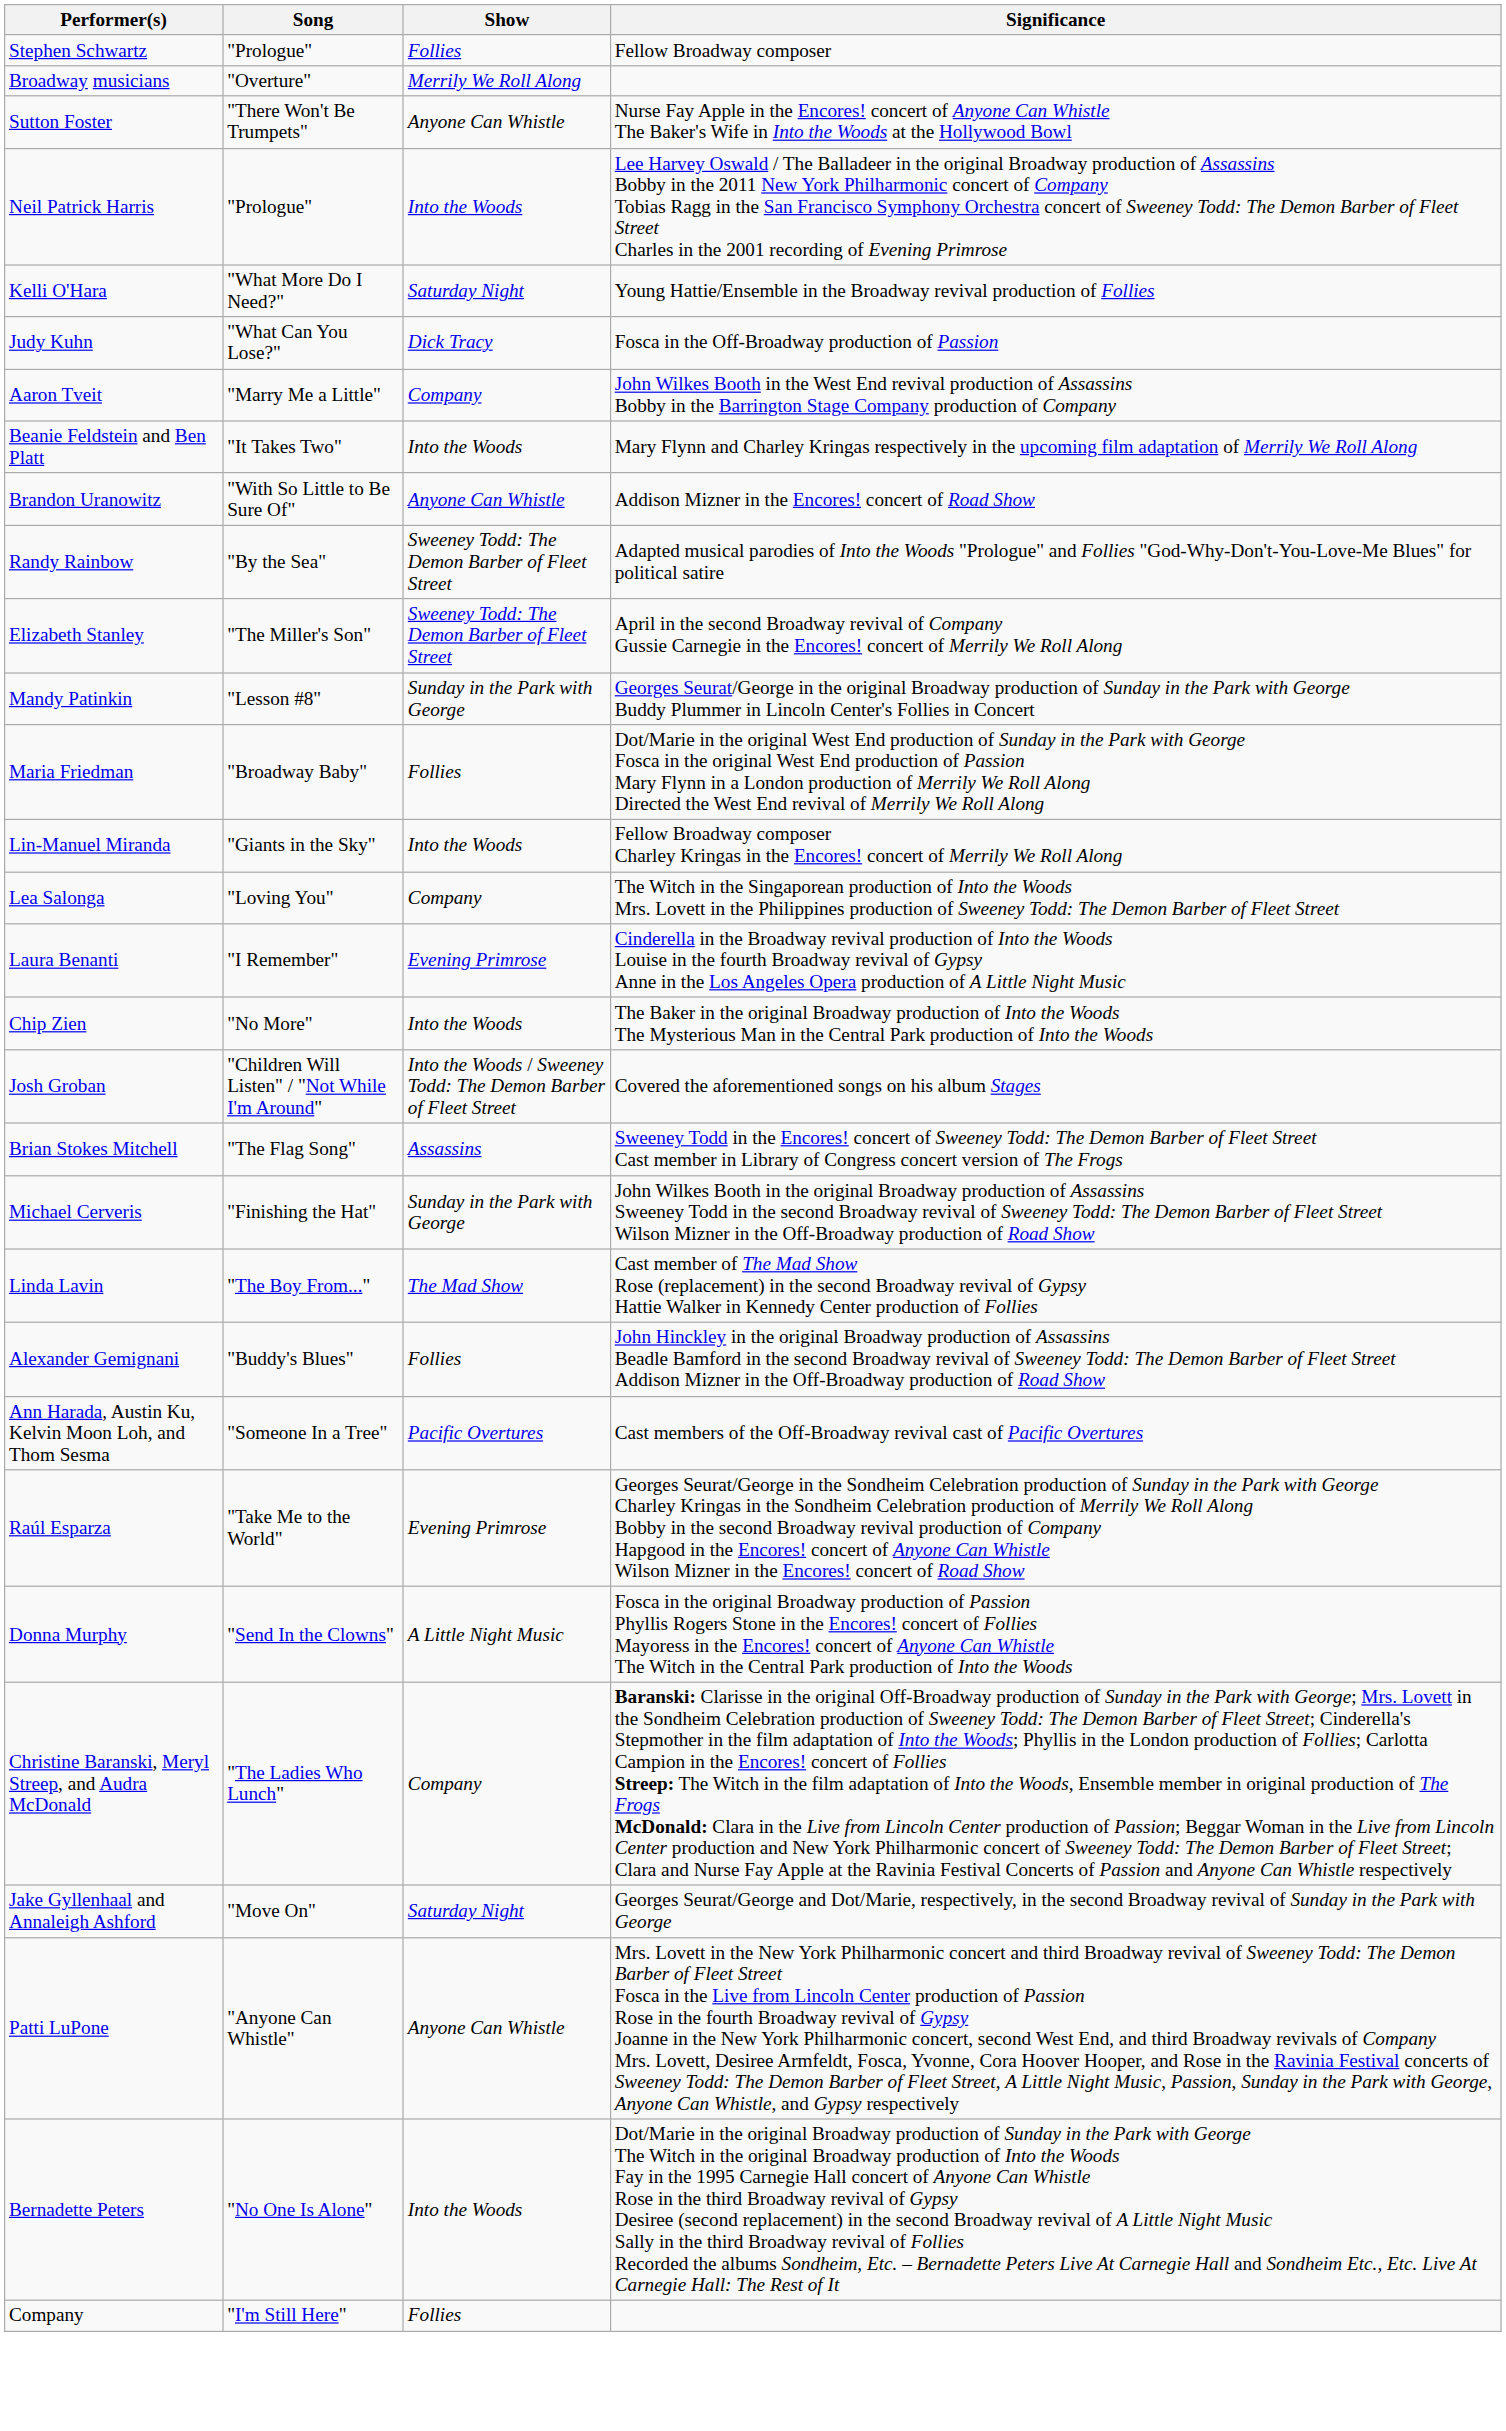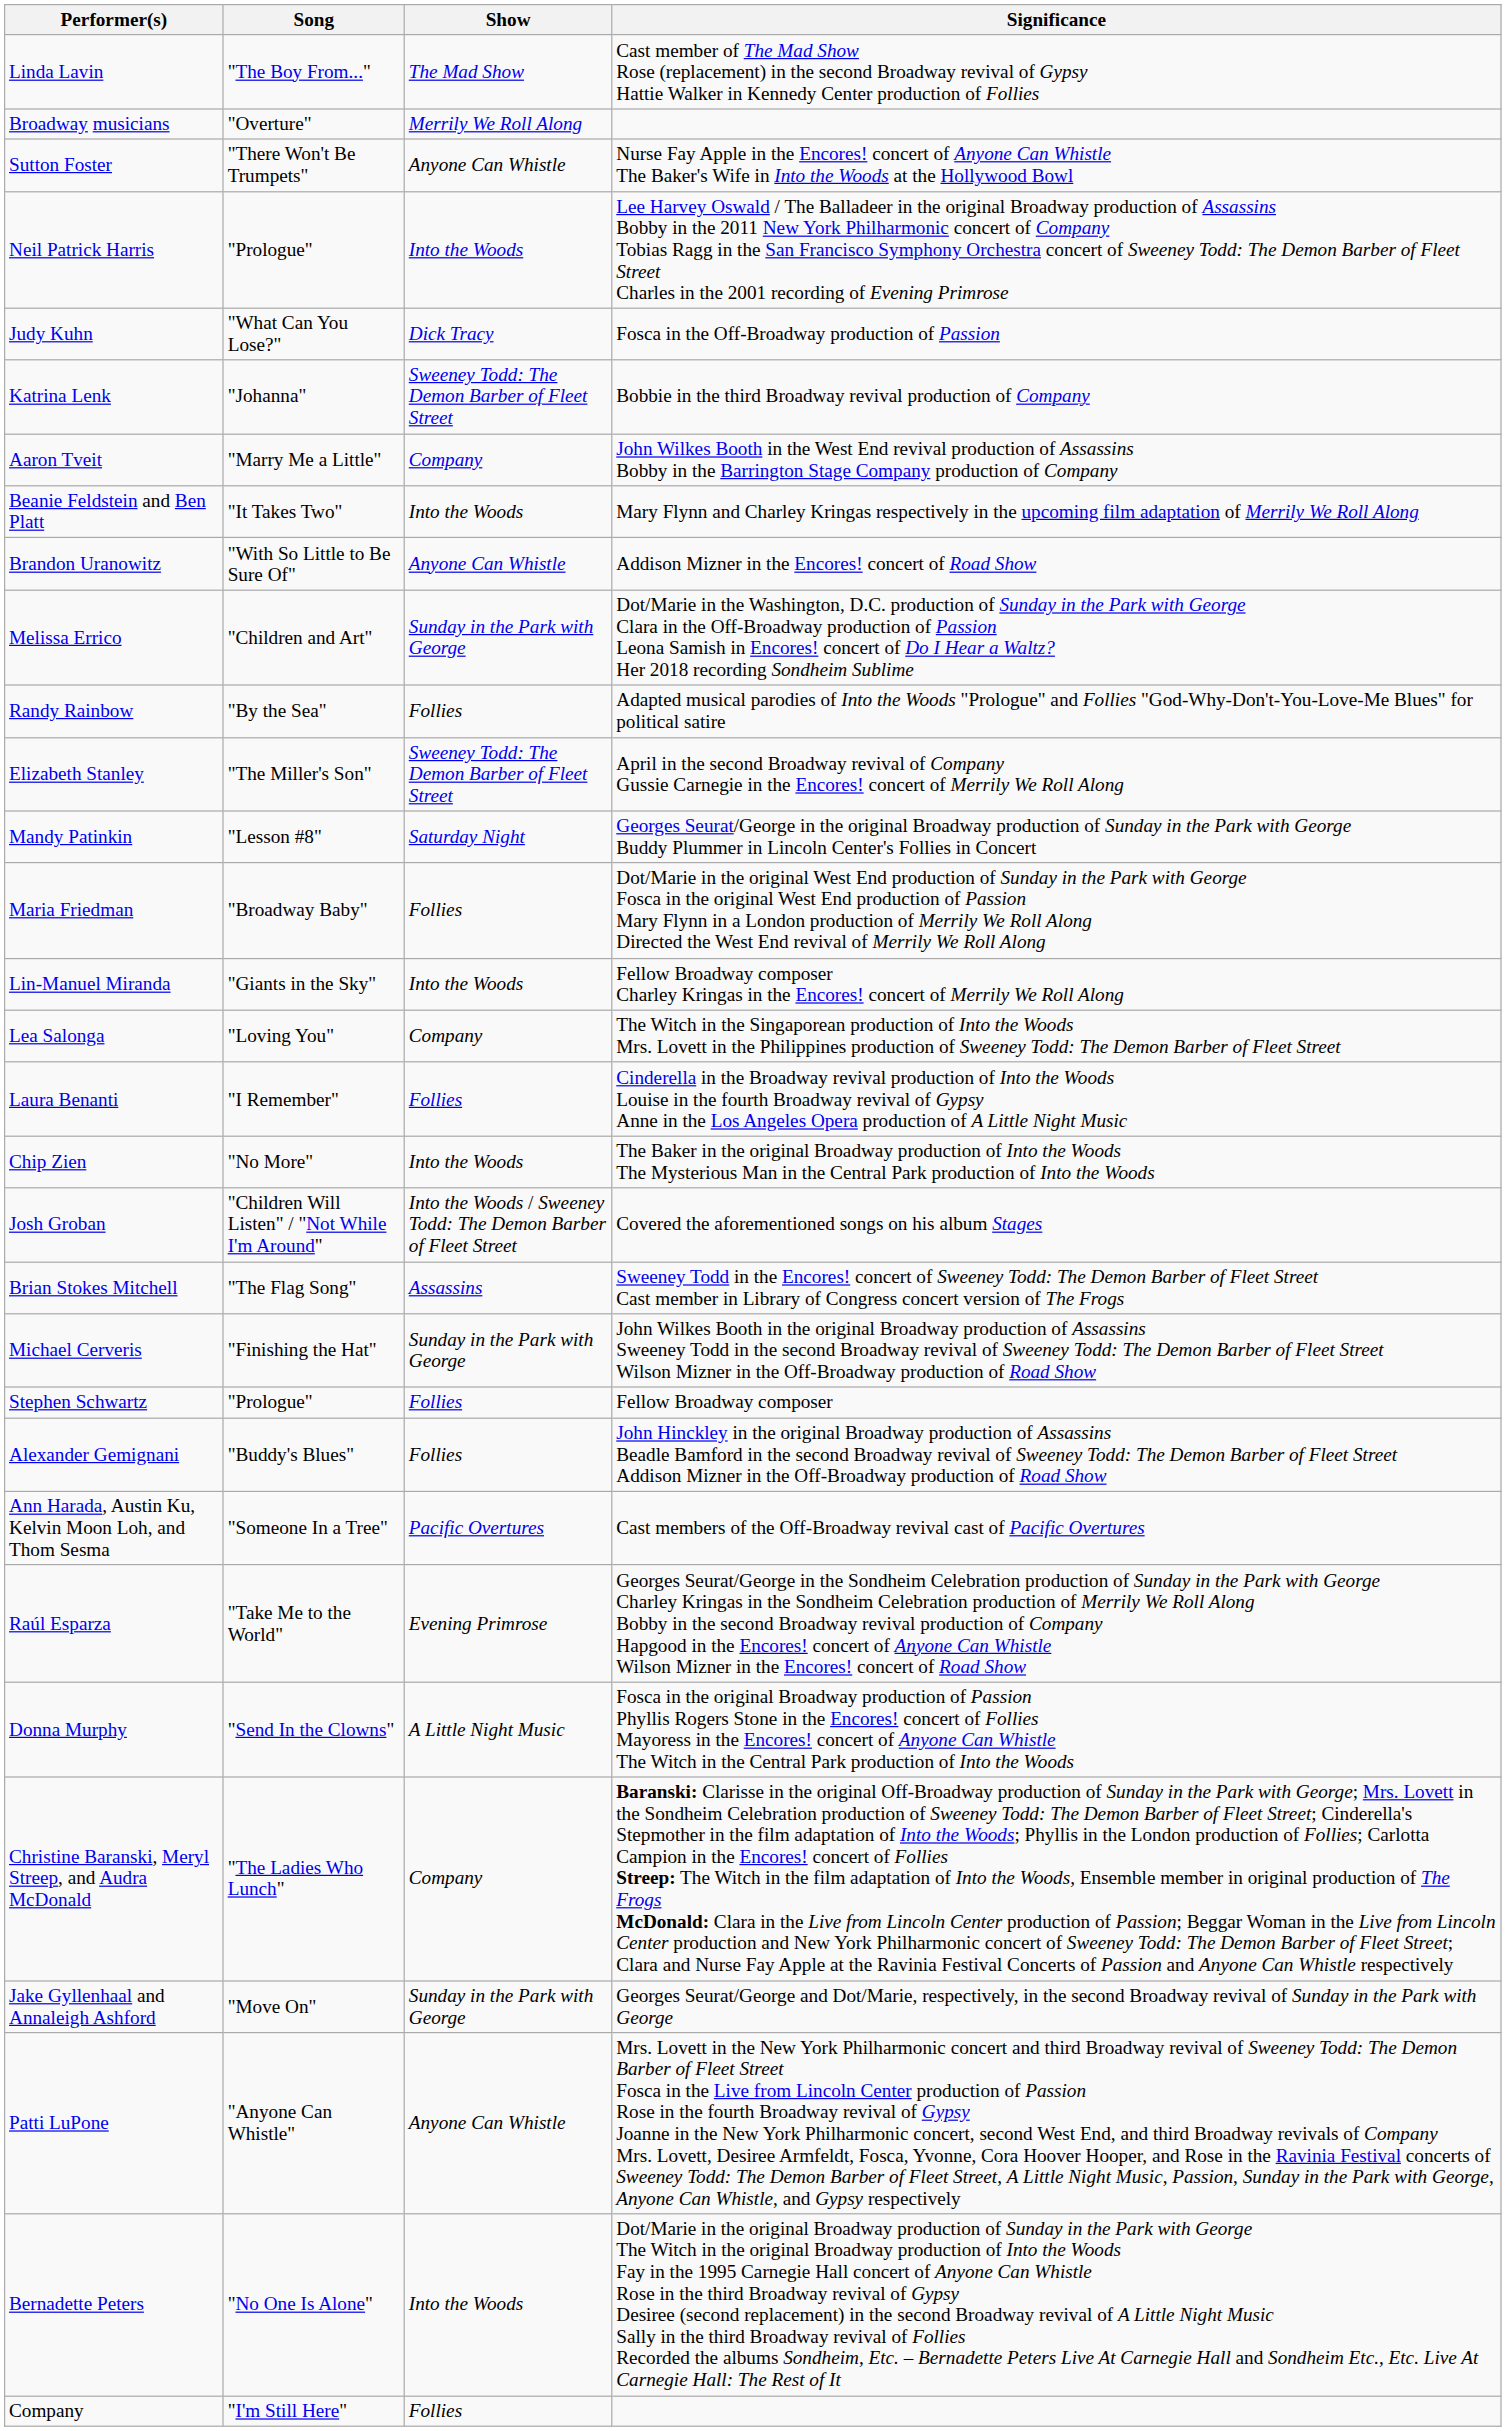rows swapped: (78, 50) <-> (56, 1285)
- row: (58, 290)
+ row: (60, 396)
+ row: (65, 637)
(497, 561) Sweeney Todd: The Demon Barber of Fleet Street -> (435, 711) Follies
(500, 698) Sunday in the Park with George -> (467, 836) Saturday Night
(477, 960) Evening Primrose -> (435, 1098) Follies
(466, 1911) Saturday Night -> (501, 2006) Sunday in the Park with George
